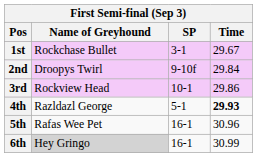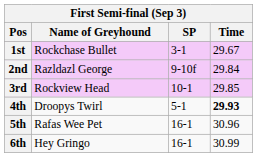(68, 69) Droopys Twirl -> (73, 69) Razldazl George
(226, 87) 29.86 -> (226, 87) 29.85
(73, 106) Razldazl George -> (68, 106) Droopys Twirl
(62, 143) lightgrey background -> (62, 143) no background
